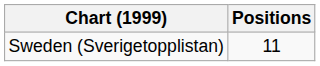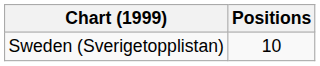(272, 46) 11 -> (272, 46) 10
